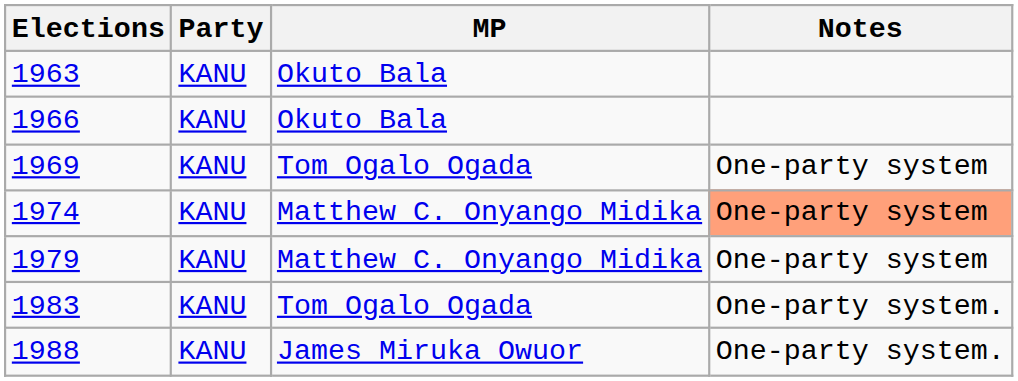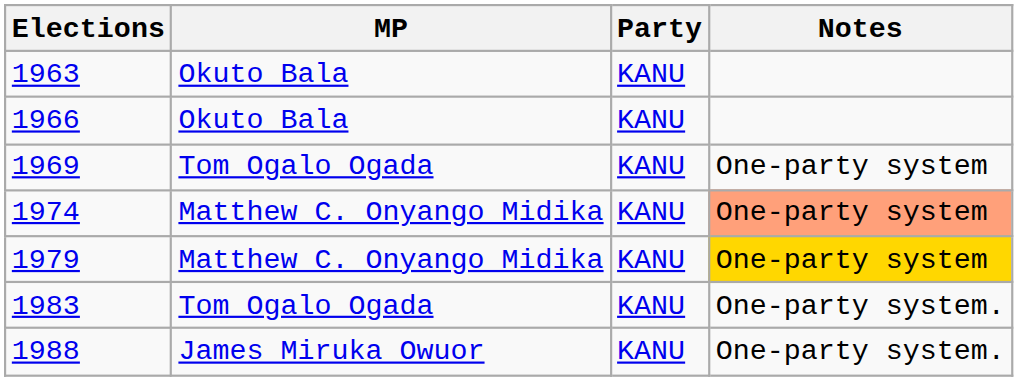columns swapped: (490, 28) <-> (221, 28)
(852, 259) no background -> (852, 259) gold background
